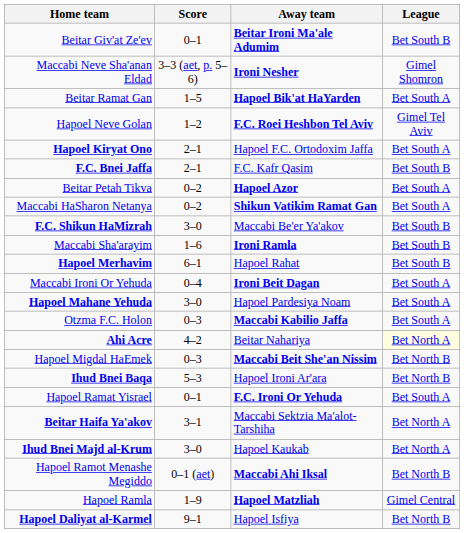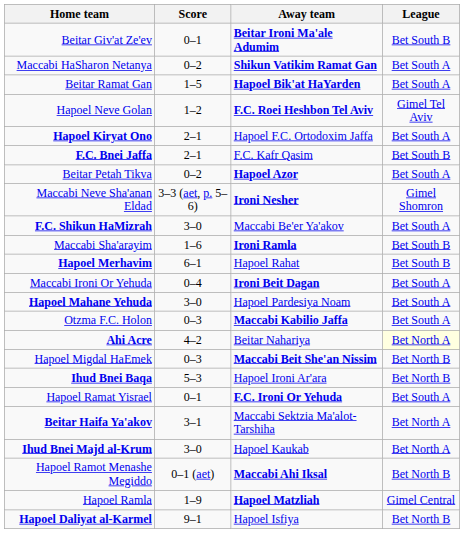rows swapped: (94, 72) <-> (84, 206)
(421, 225) Bet South B -> (421, 225) Bet South A
